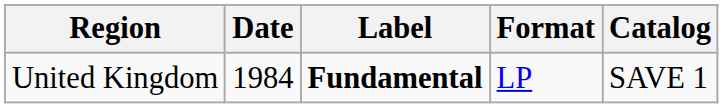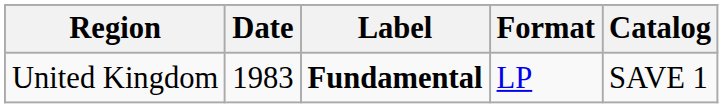(263, 77) 1984 -> (263, 77) 1983
